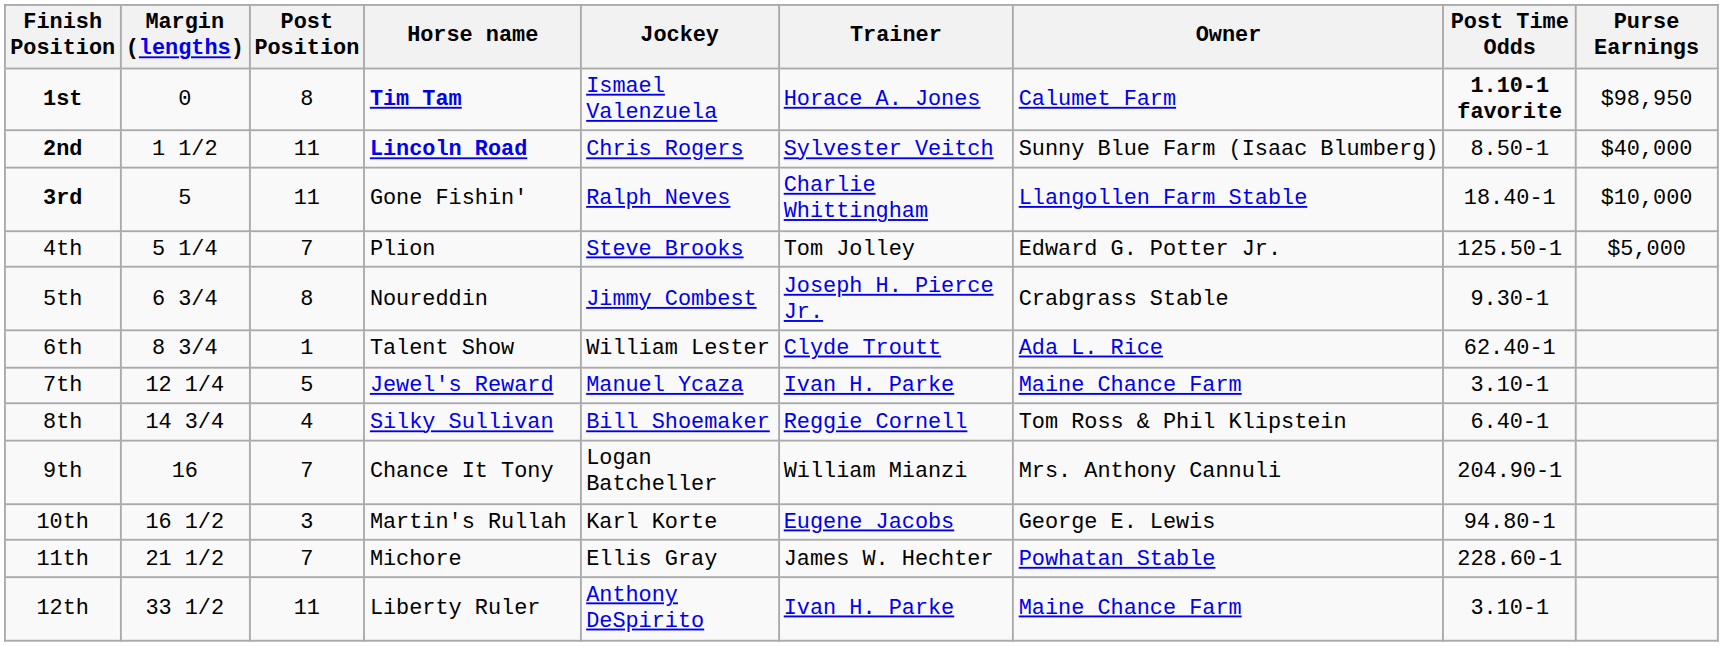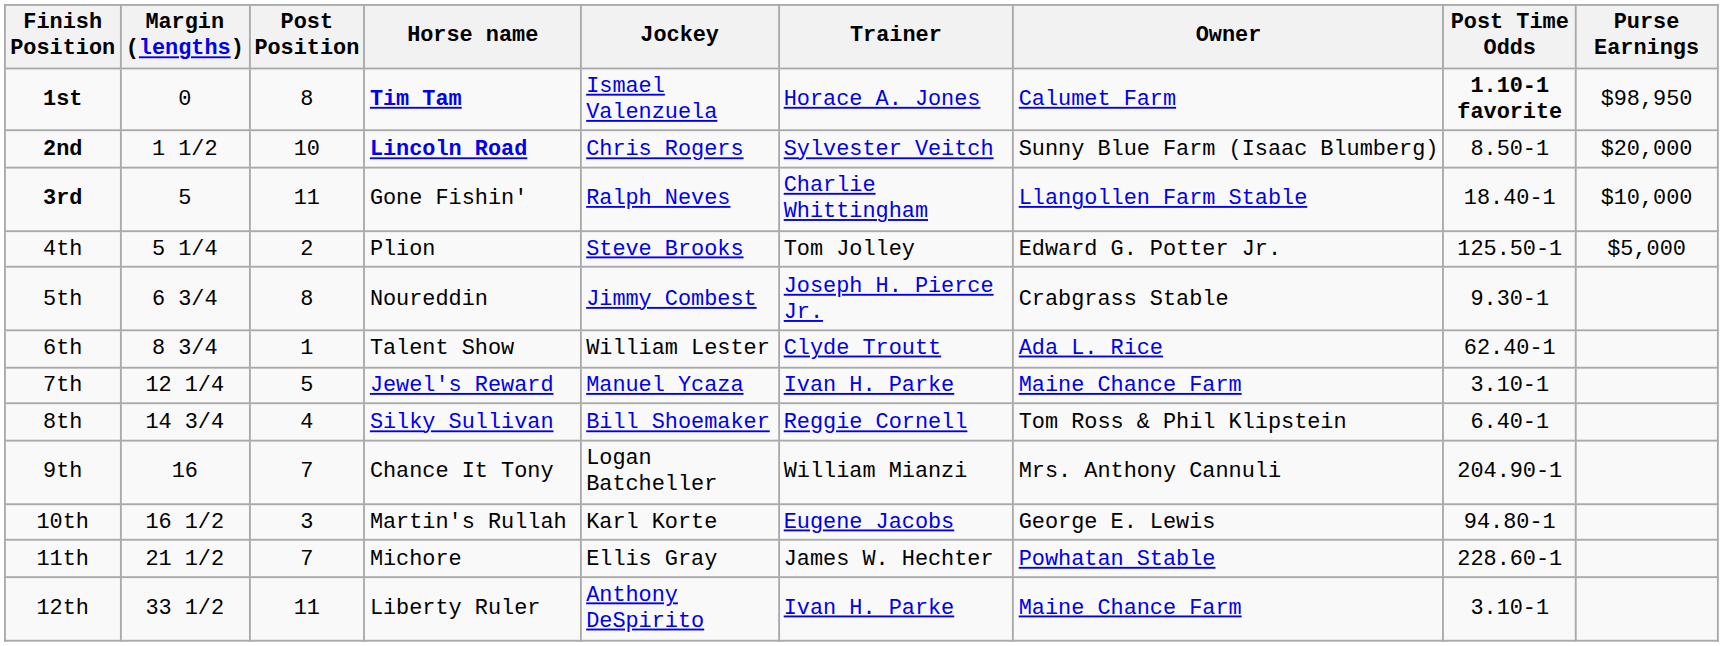(307, 149) 11 -> (307, 149) 10
(1647, 149) $40,000 -> (1647, 149) $20,000
(307, 249) 7 -> (307, 249) 2
